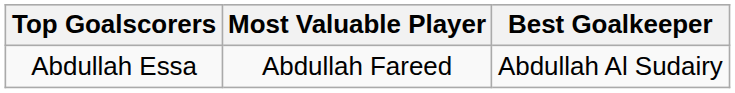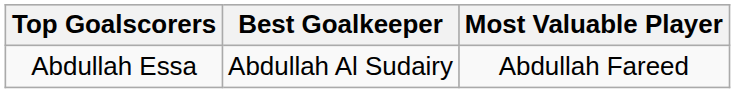columns swapped: (357, 25) <-> (610, 25)
